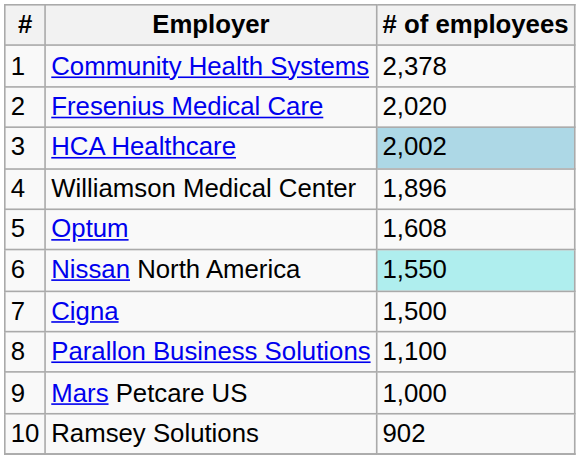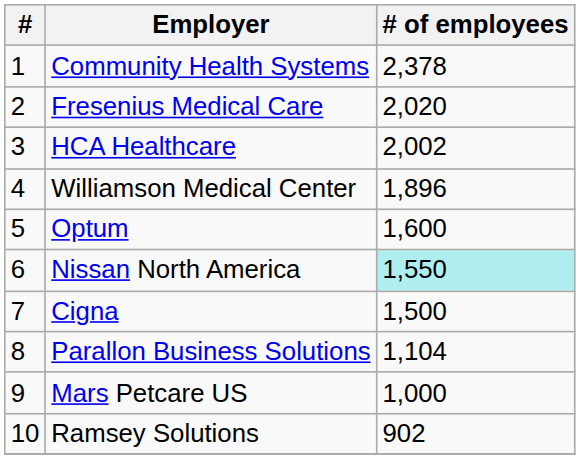(415, 147) lightblue background -> (415, 147) no background
(415, 229) 1,608 -> (415, 229) 1,600
(415, 351) 1,100 -> (415, 351) 1,104
